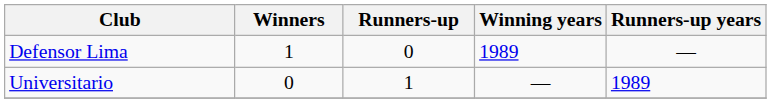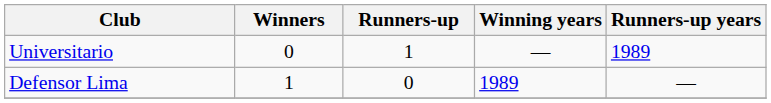rows swapped: (68, 51) <-> (61, 82)
